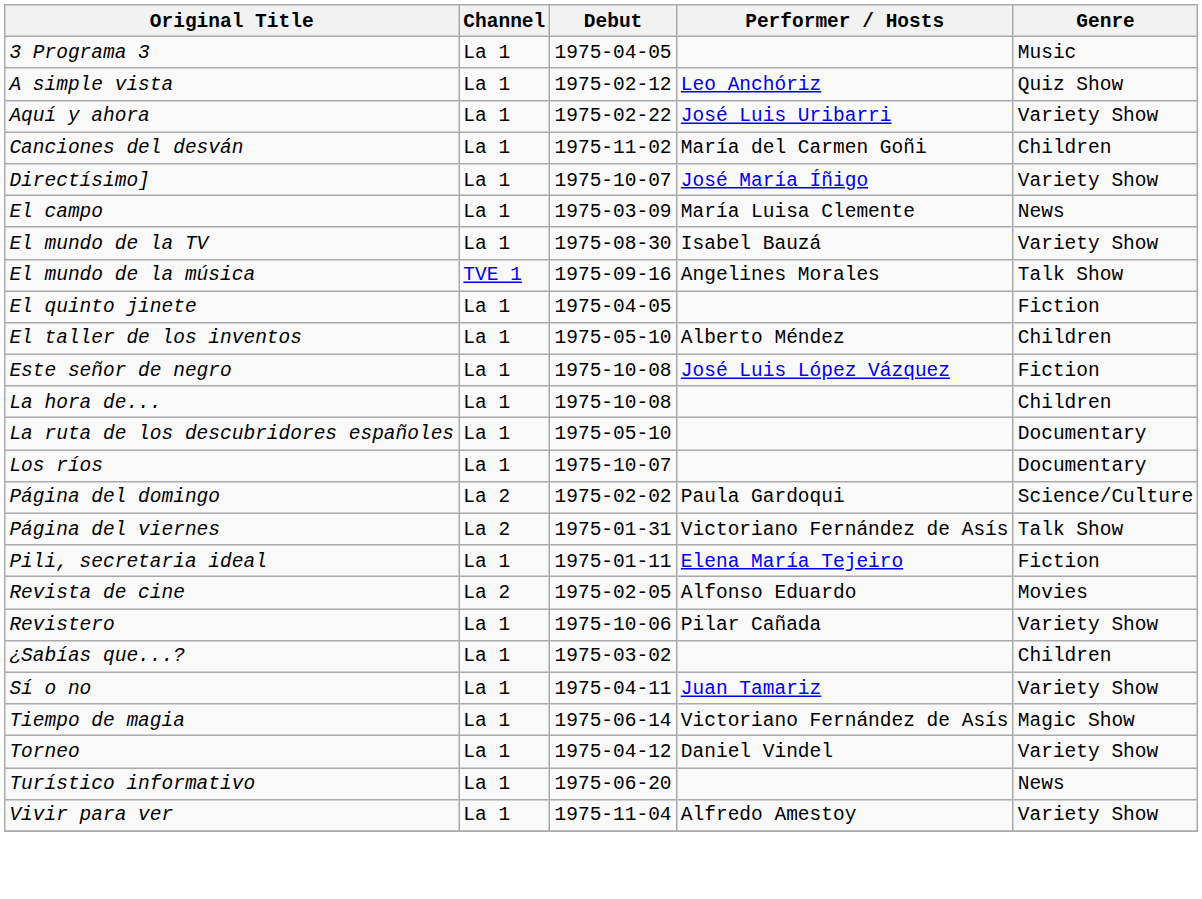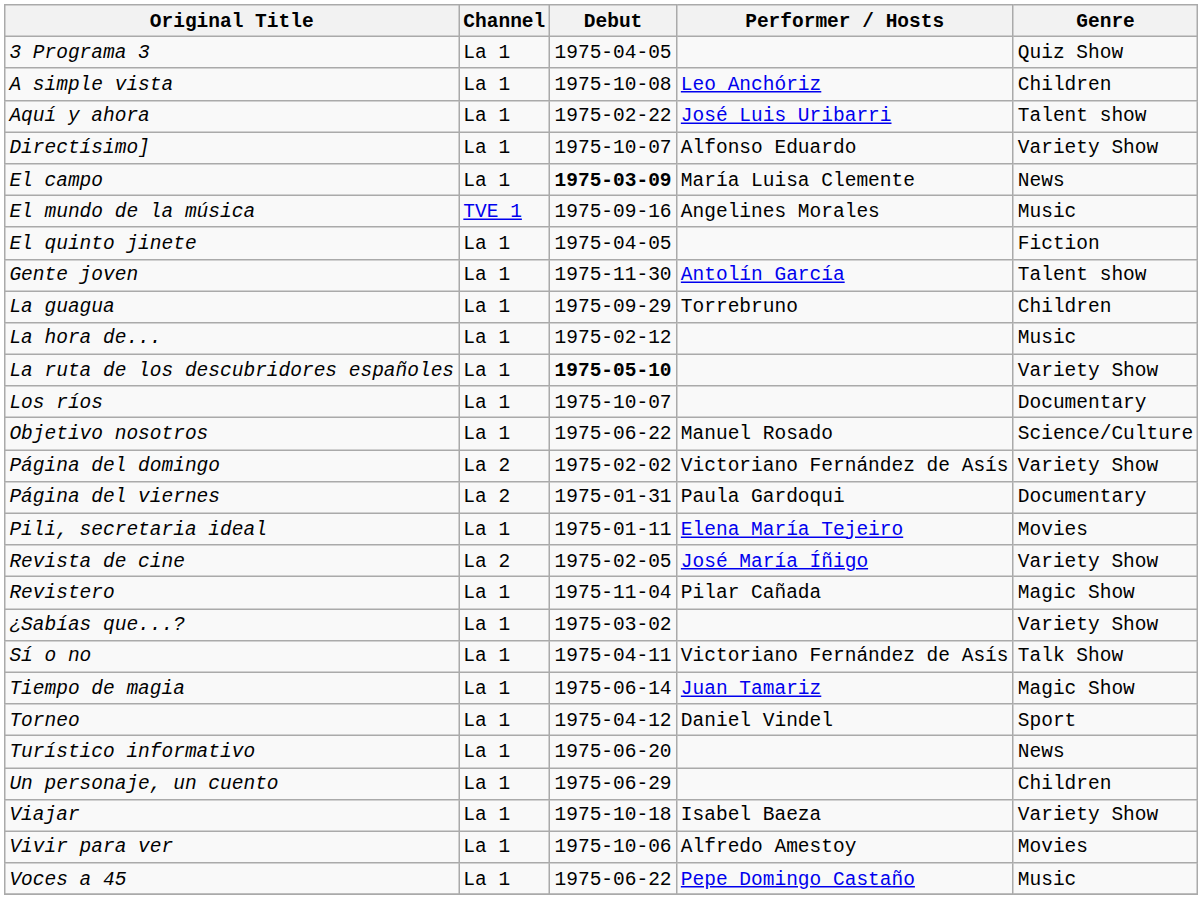(1047, 52) Music -> (1070, 52) Quiz Show
(613, 84) 1975-02-12 -> (613, 84) 1975-10-08
(1070, 84) Quiz Show -> (1065, 84) Children
(1088, 116) Variety Show -> (1082, 116) Talent show
- row: (126, 148)
(774, 180) José María Íñigo -> (769, 148) Alfonso Eduardo
(613, 211) normal -> (613, 180) bold
- row: (109, 243)
(1070, 275) Talk Show -> (1047, 211) Music
- row: (156, 338)
- row: (121, 370)
+ row: (74, 275)
+ row: (62, 307)
(613, 402) 1975-10-08 -> (613, 338) 1975-02-12
(1065, 402) Children -> (1047, 338) Music
(613, 434) normal -> (613, 370) bold
(1082, 434) Documentary -> (1088, 370) Variety Show
+ row: (109, 434)
(763, 497) Paula Gardoqui -> (845, 466) Victoriano Fernández de Asís
(1106, 497) Science/Culture -> (1088, 466) Variety Show
(845, 529) Victoriano Fernández de Asís -> (763, 497) Paula Gardoqui
(1070, 529) Talk Show -> (1082, 497) Documentary
(1059, 561) Fiction -> (1053, 529) Movies
(769, 593) Alfonso Eduardo -> (774, 561) José María Íñigo
(1053, 593) Movies -> (1088, 561) Variety Show
(613, 624) 1975-10-06 -> (613, 593) 1975-11-04
(1088, 624) Variety Show -> (1076, 593) Magic Show
(1065, 656) Children -> (1088, 624) Variety Show
(751, 688) Juan Tamariz -> (845, 656) Victoriano Fernández de Asís
(1088, 688) Variety Show -> (1070, 656) Talk Show
(845, 720) Victoriano Fernández de Asís -> (751, 688) Juan Tamariz
(1088, 752) Variety Show -> (1047, 720) Sport
+ row: (144, 783)
+ row: (44, 815)
(613, 815) 1975-11-04 -> (613, 847) 1975-10-06
(1088, 815) Variety Show -> (1053, 847) Movies
+ row: (68, 879)
